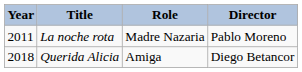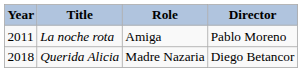(165, 36) Madre Nazaria -> (143, 36) Amiga
(143, 57) Amiga -> (165, 57) Madre Nazaria
